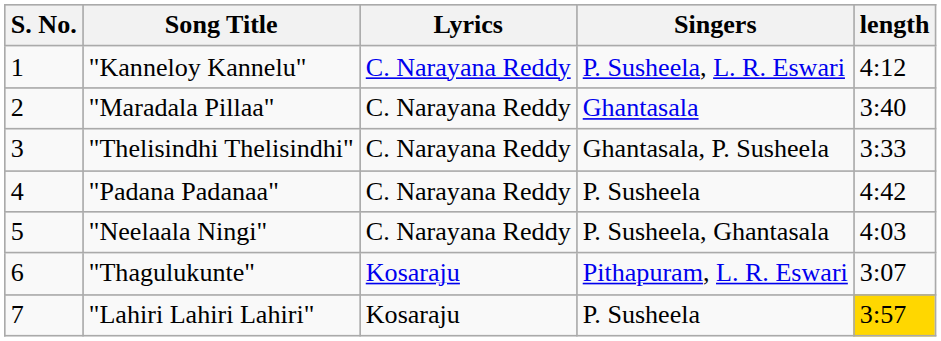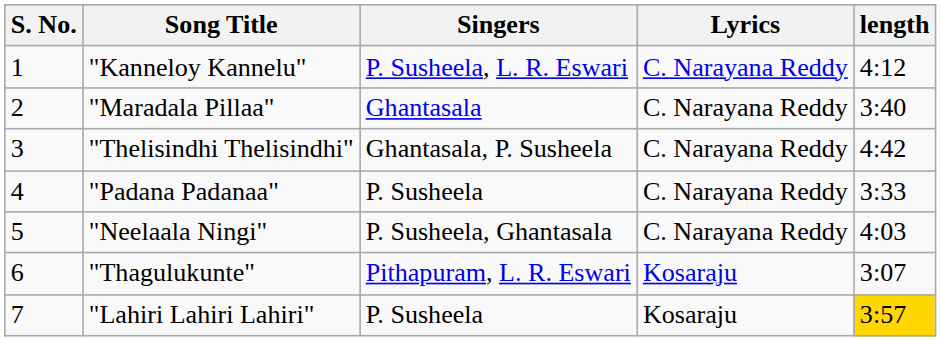columns swapped: (468, 25) <-> (715, 25)
(883, 149) 3:33 -> (883, 149) 4:42
(883, 190) 4:42 -> (883, 190) 3:33
